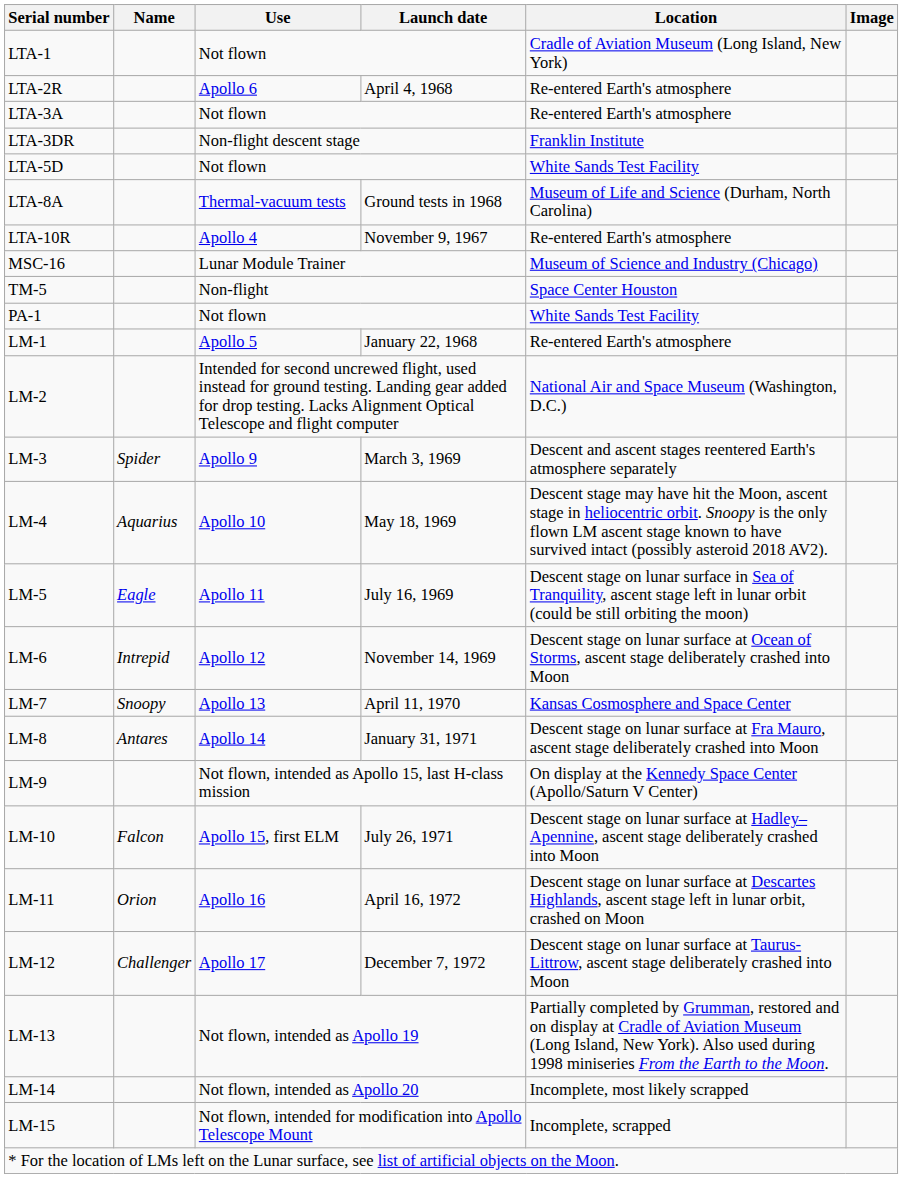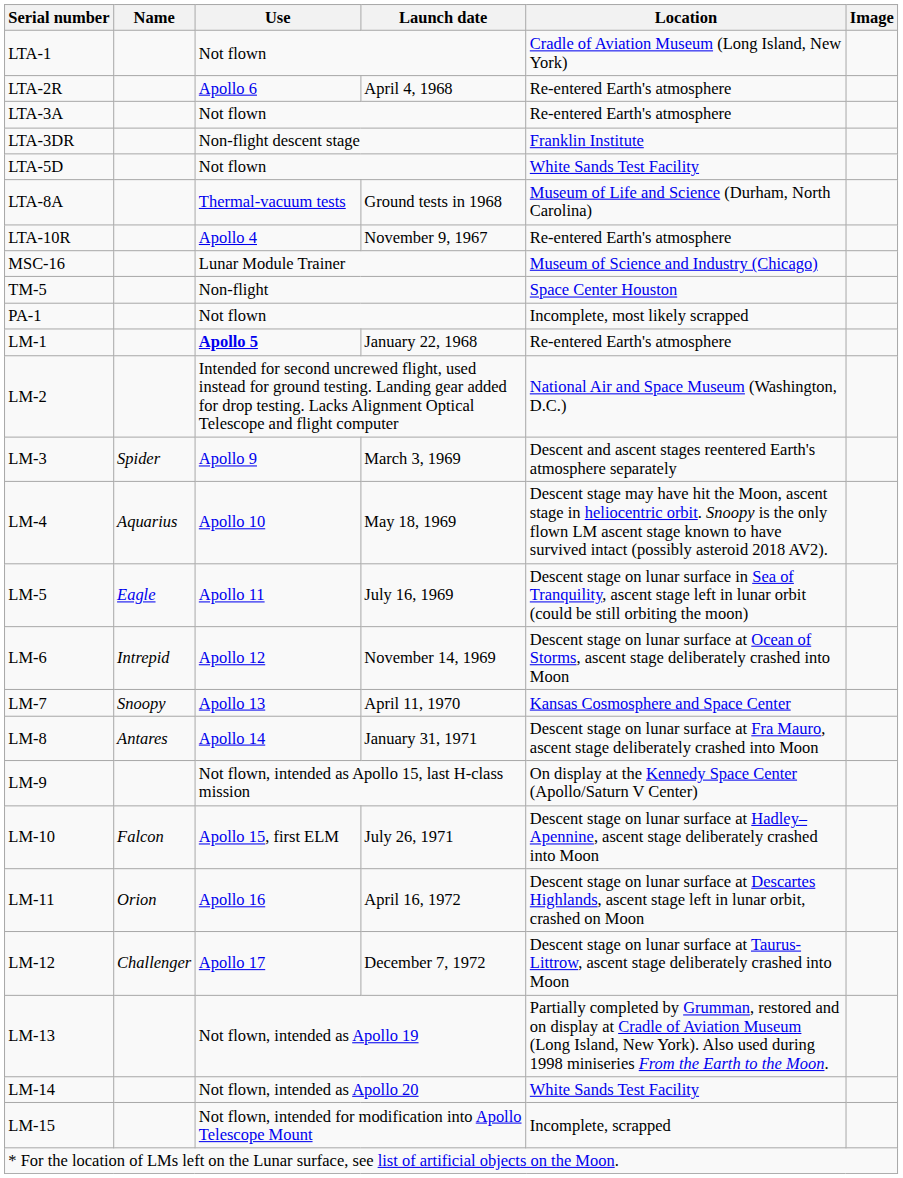(614, 316) White Sands Test Facility -> (639, 316) Incomplete, most likely scrapped
(228, 342) normal -> (228, 342) bold
(639, 1089) Incomplete, most likely scrapped -> (614, 1089) White Sands Test Facility
